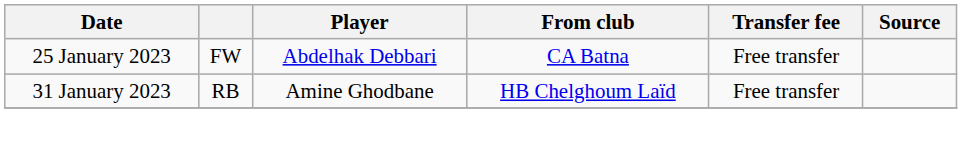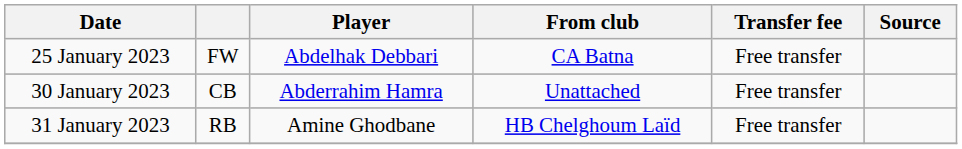+ row: (100, 90)
